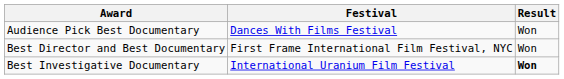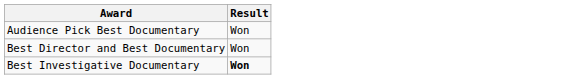- column: (371, 13)
